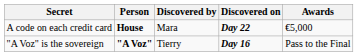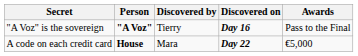rows swapped: (59, 28) <-> (55, 43)
